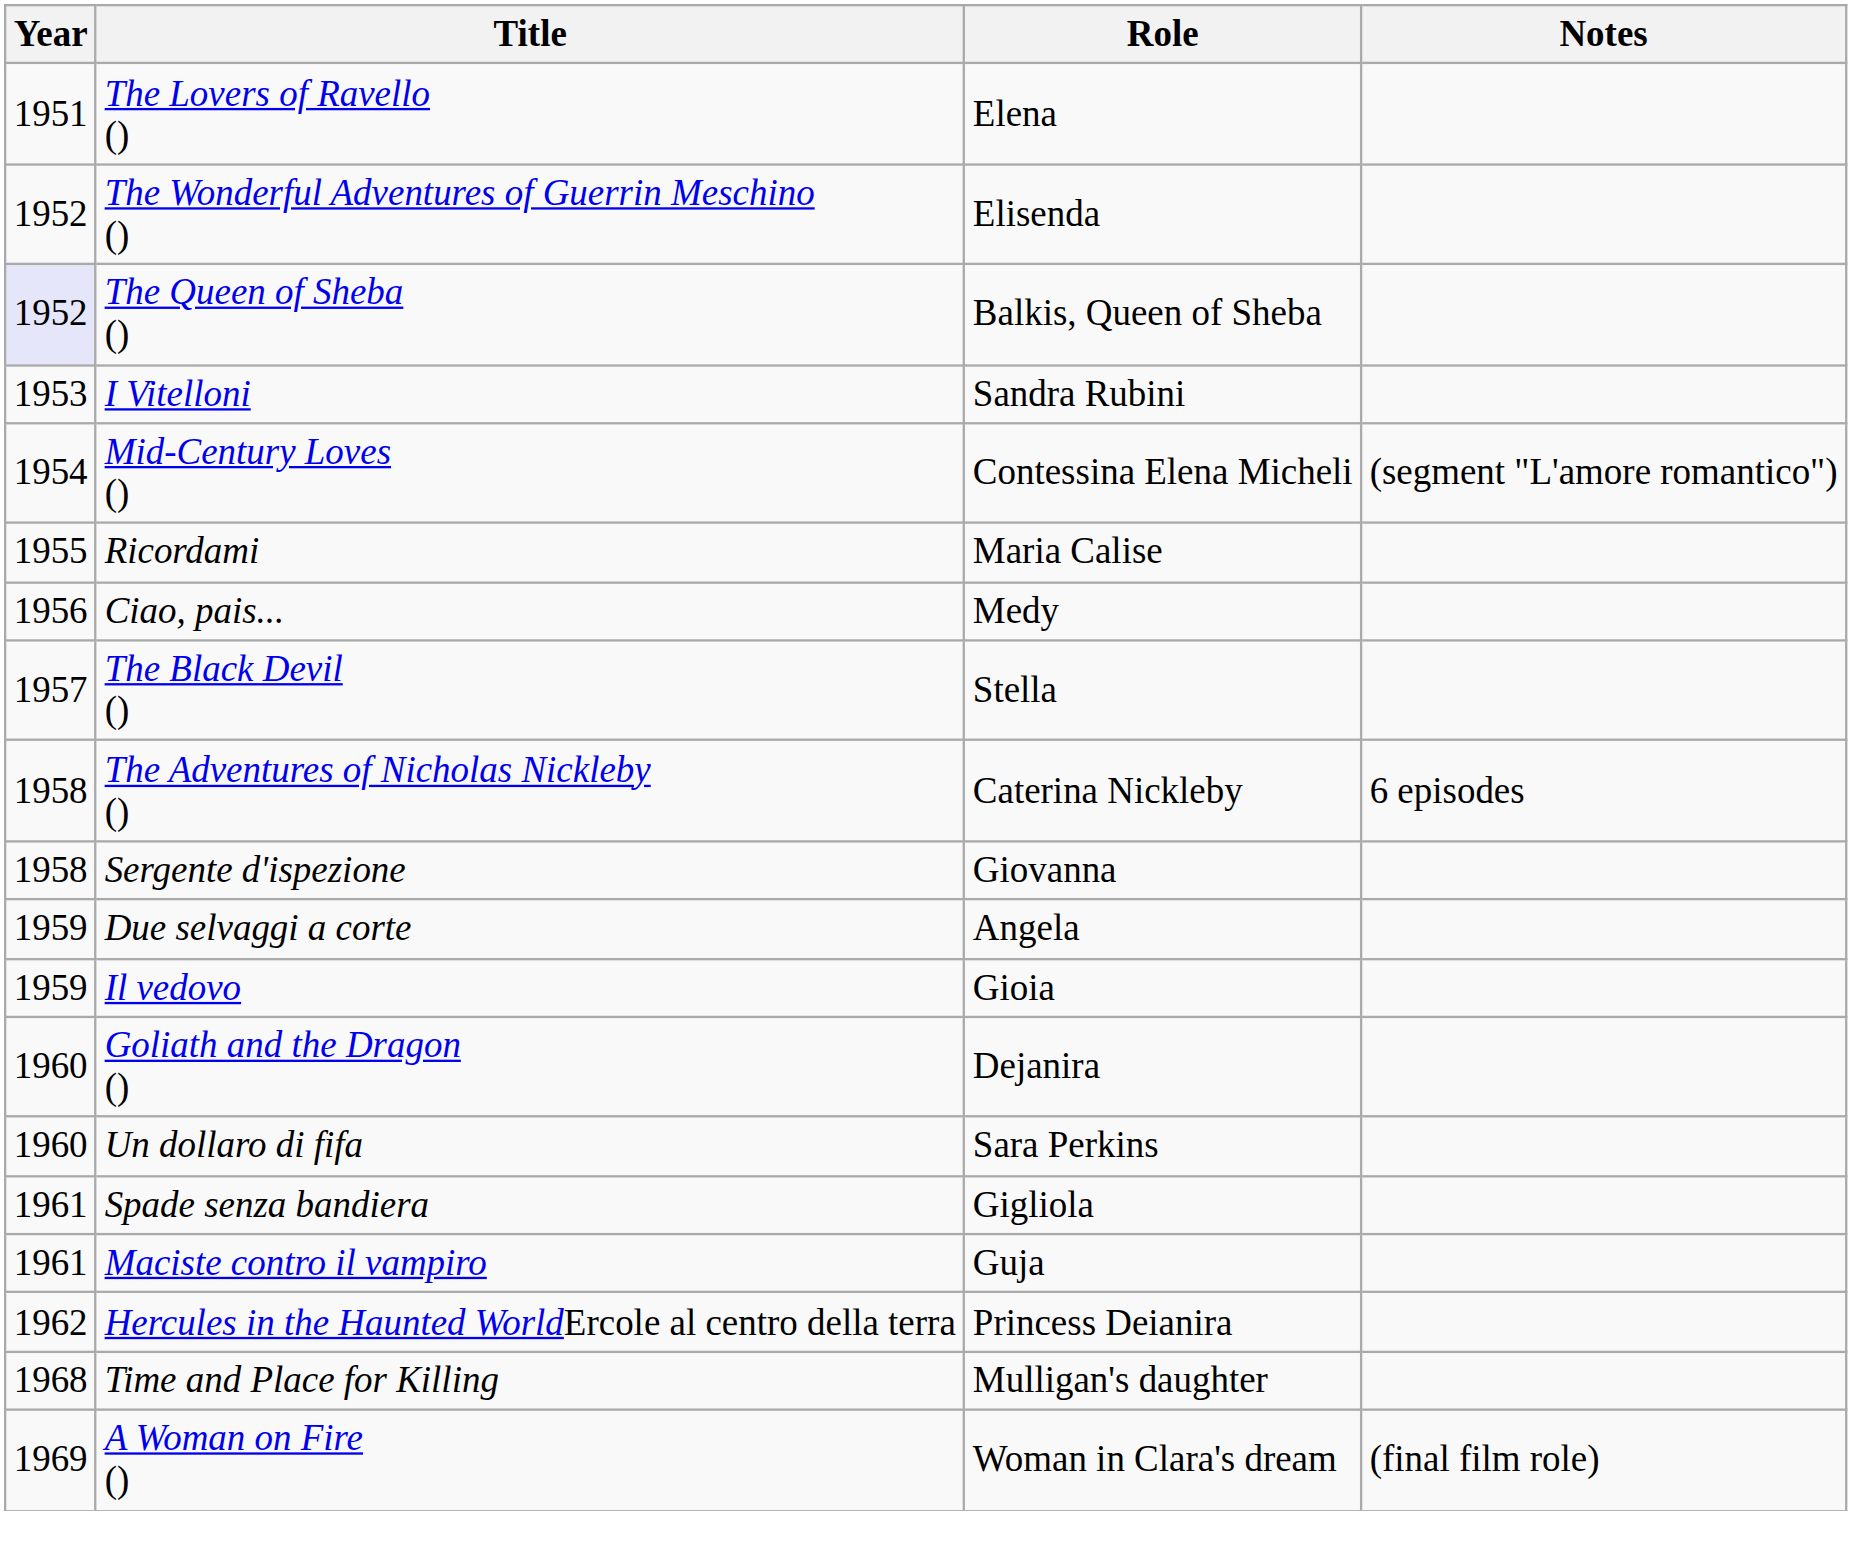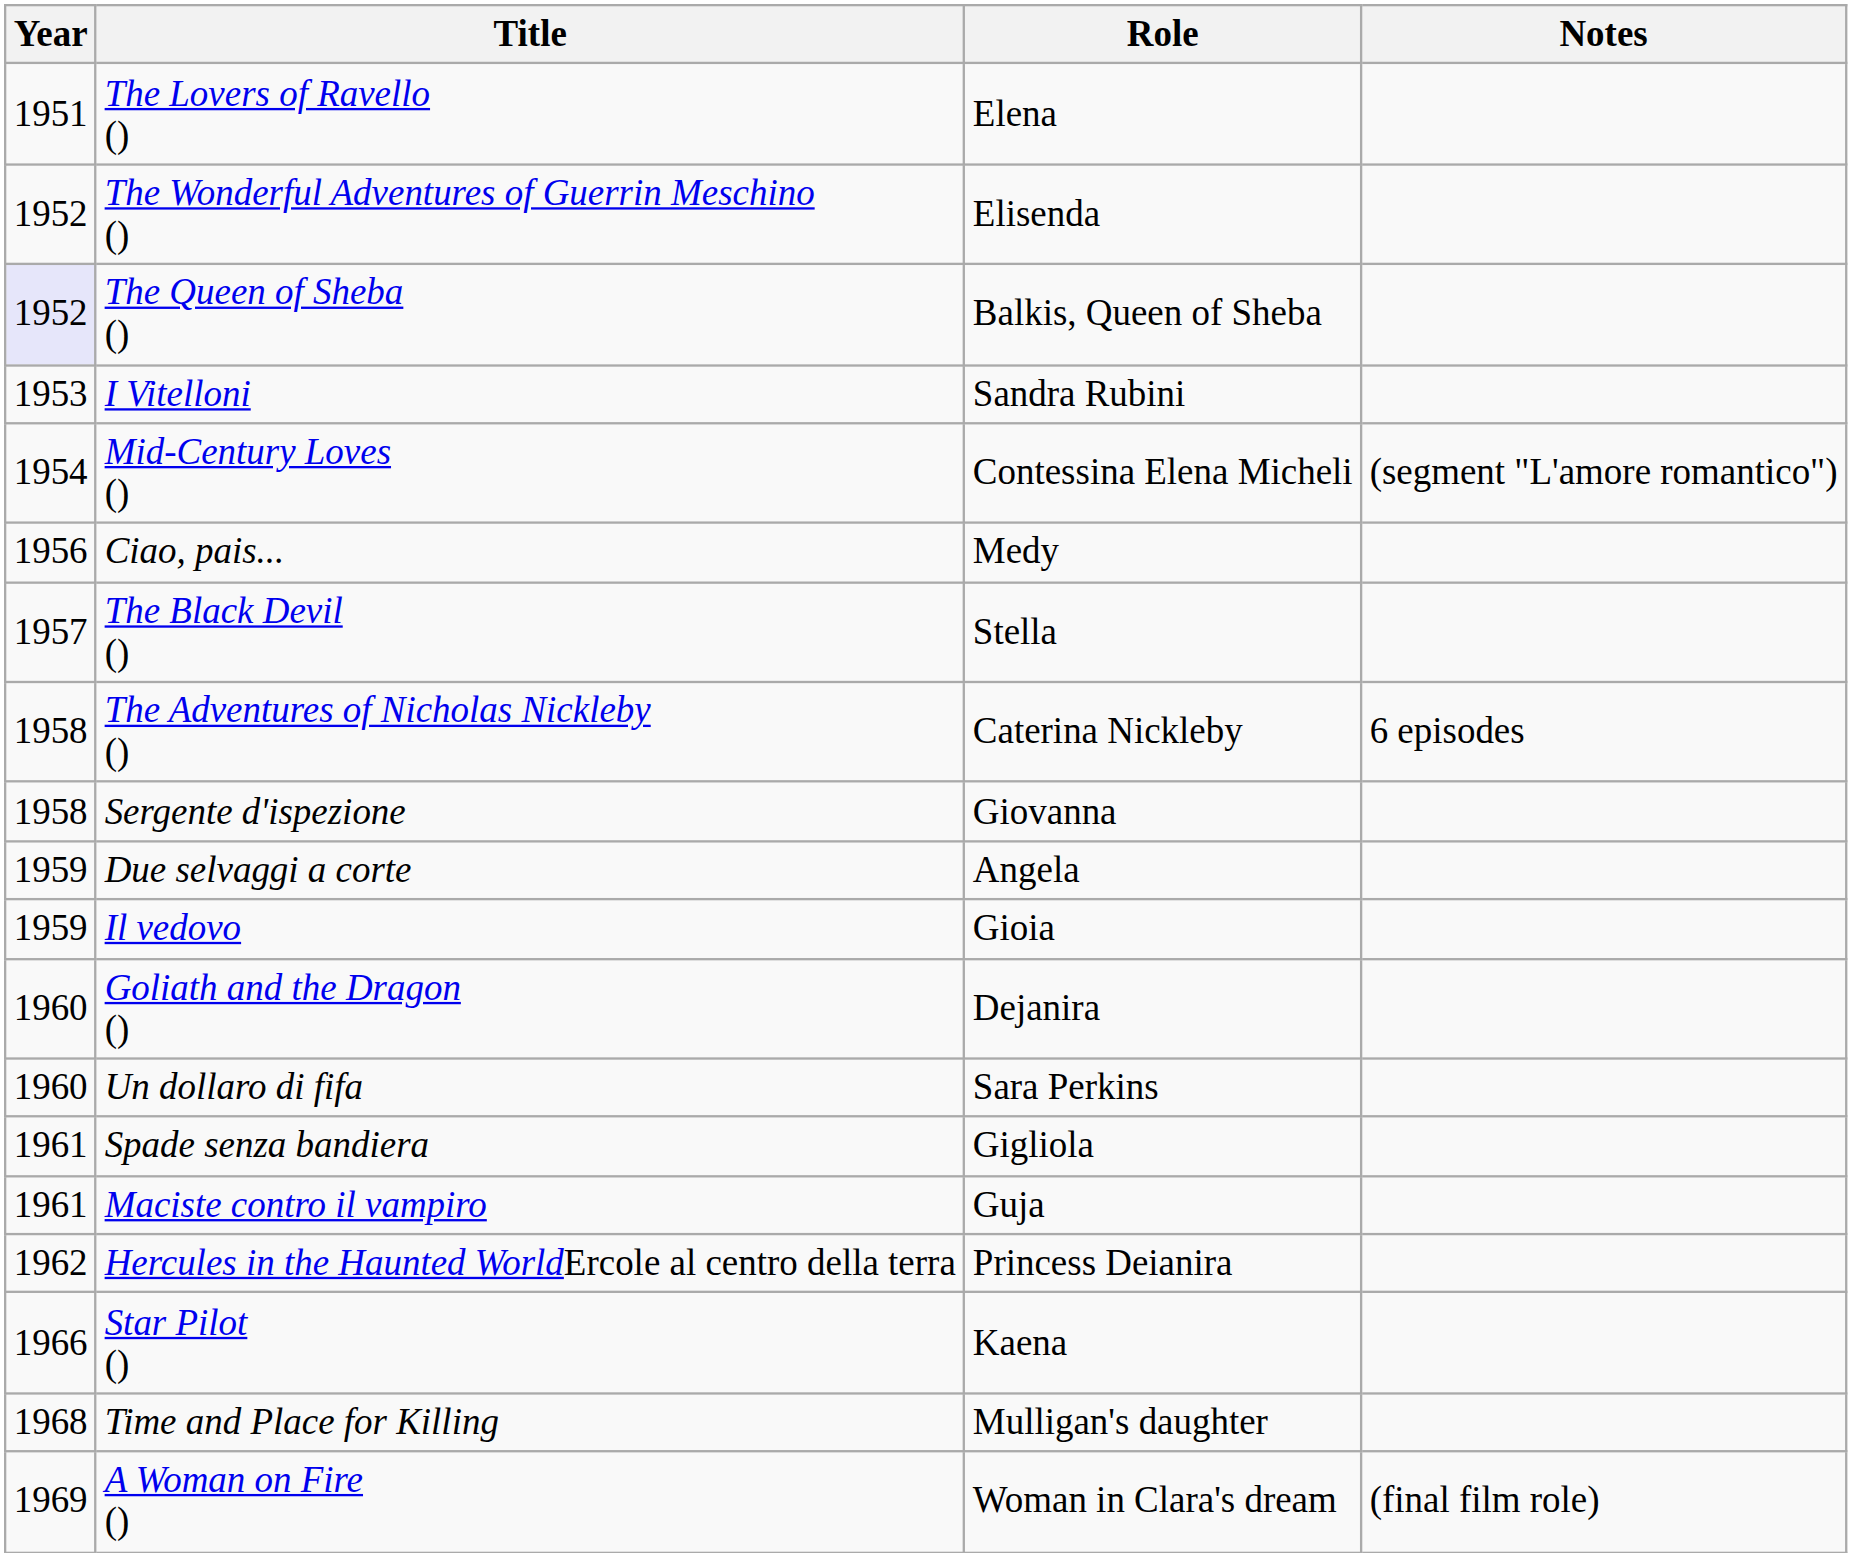- row: (182, 551)
+ row: (176, 1342)
